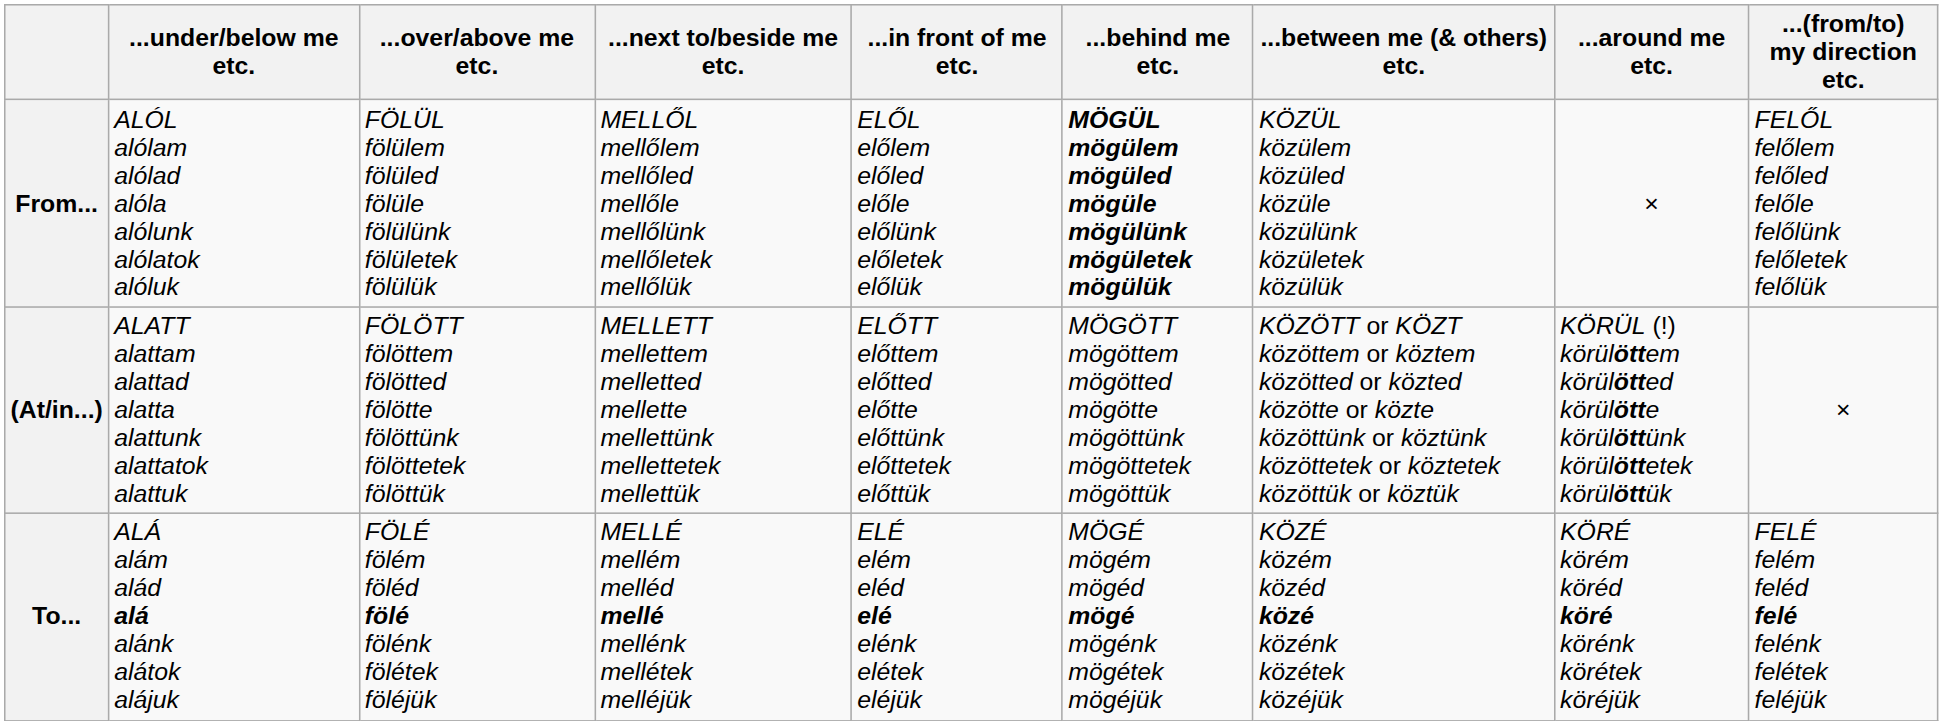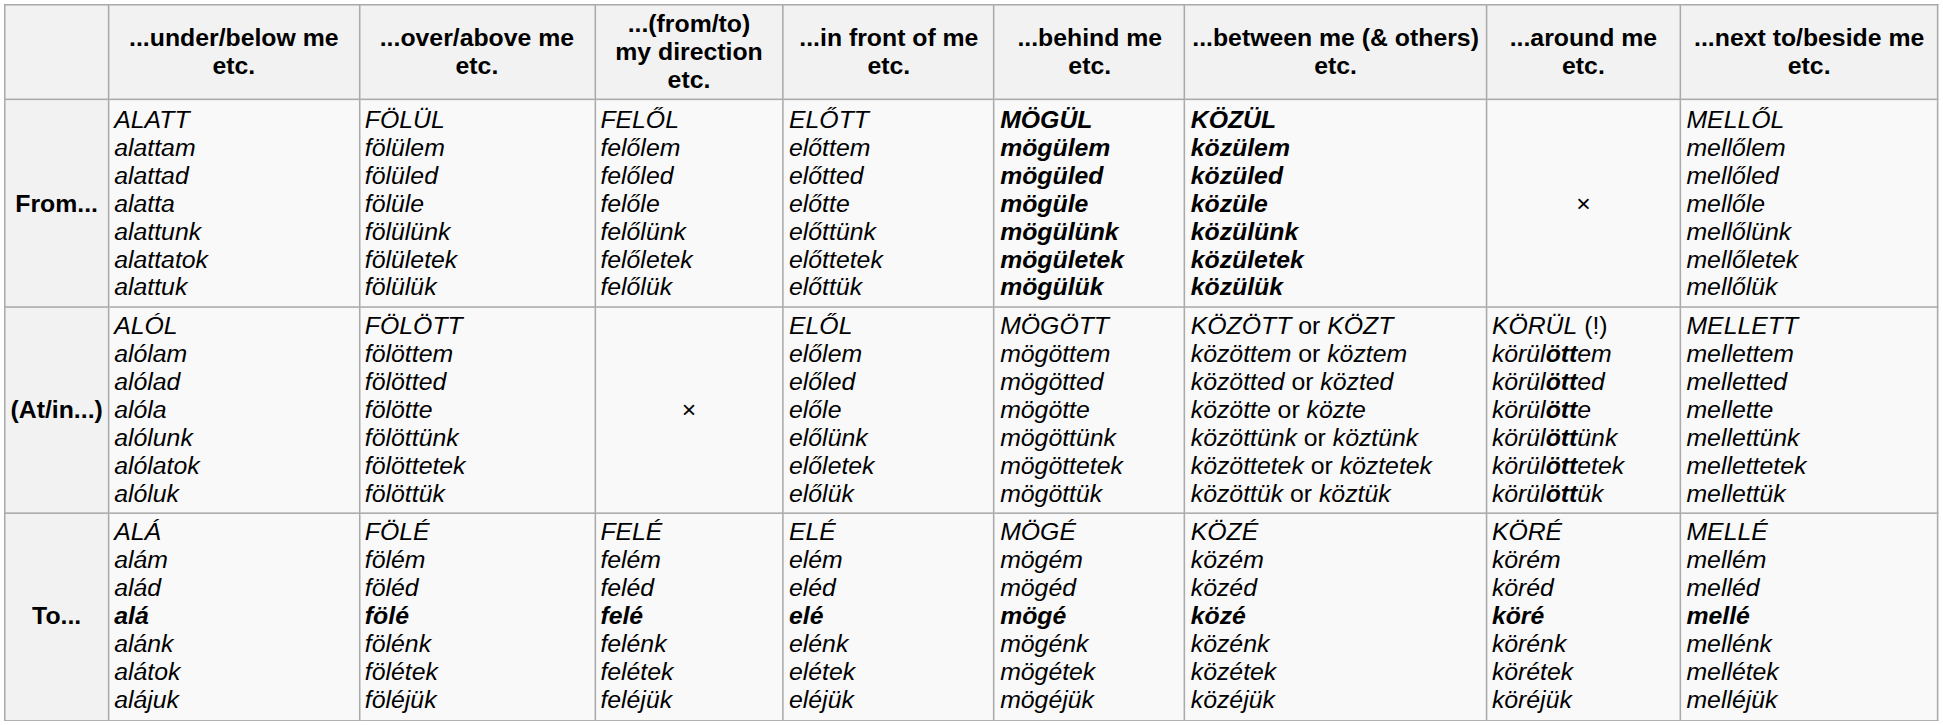columns swapped: (723, 52) <-> (1843, 52)
(157, 202) ALÓL alólam alólad alóla alólunk alólatok alóluk -> (161, 202) ALATT alattam alattad alatta alattunk alattatok alattuk
(900, 202) ELŐL előlem előled előle előlünk előletek előlük -> (836, 202) ELŐTT előttem előtted előtte előttünk előttetek előttük
(1311, 202) normal -> (1247, 202) bold
(161, 409) ALATT alattam alattad alatta alattunk alattatok alattuk -> (157, 409) ALÓL alólam alólad alóla alólunk alólatok alóluk
(904, 409) ELŐTT előttem előtted előtte előttünk előttetek előttük -> (832, 409) ELŐL előlem előled előle előlünk előletek előlük
